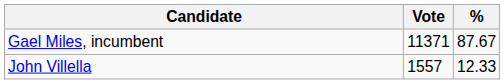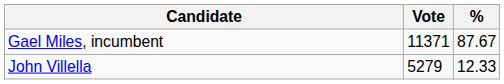(425, 66) 1557 -> (425, 66) 5279
